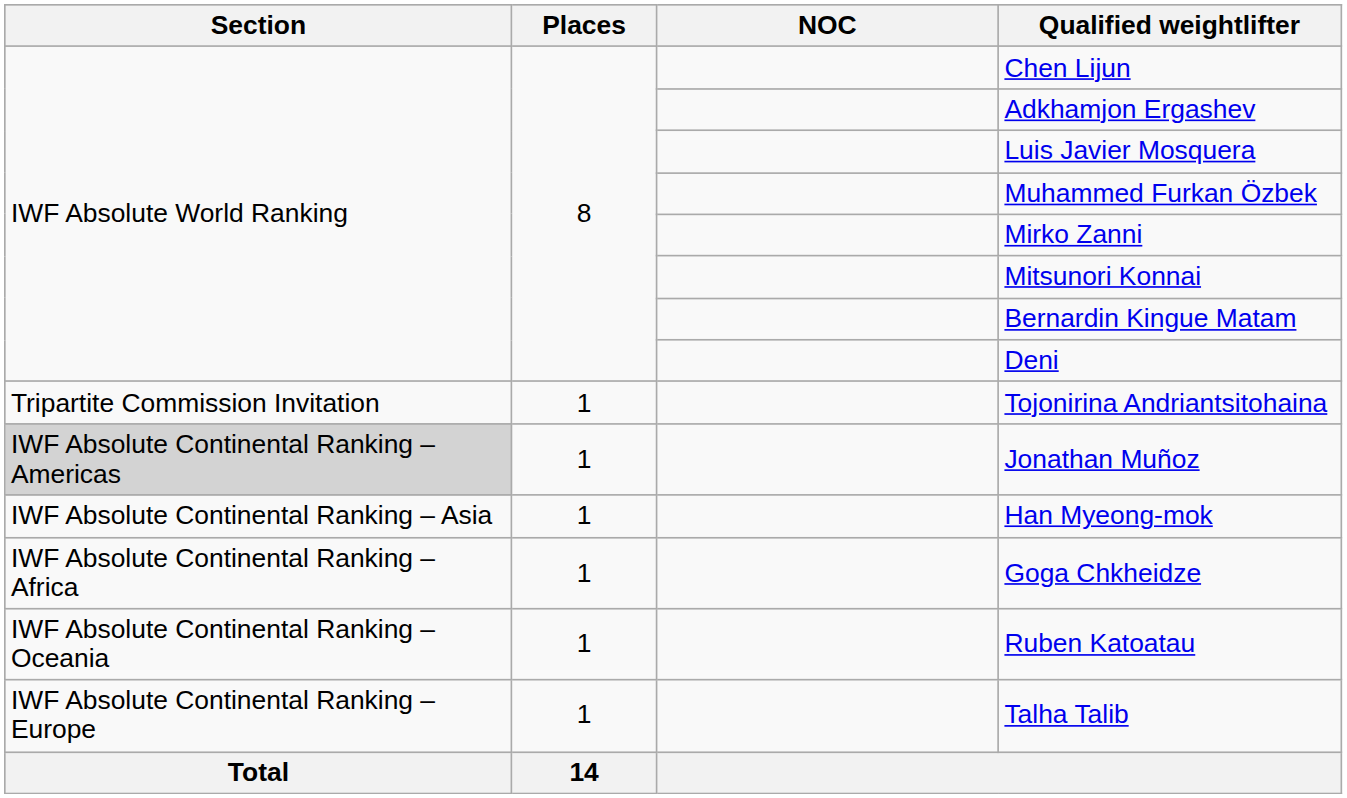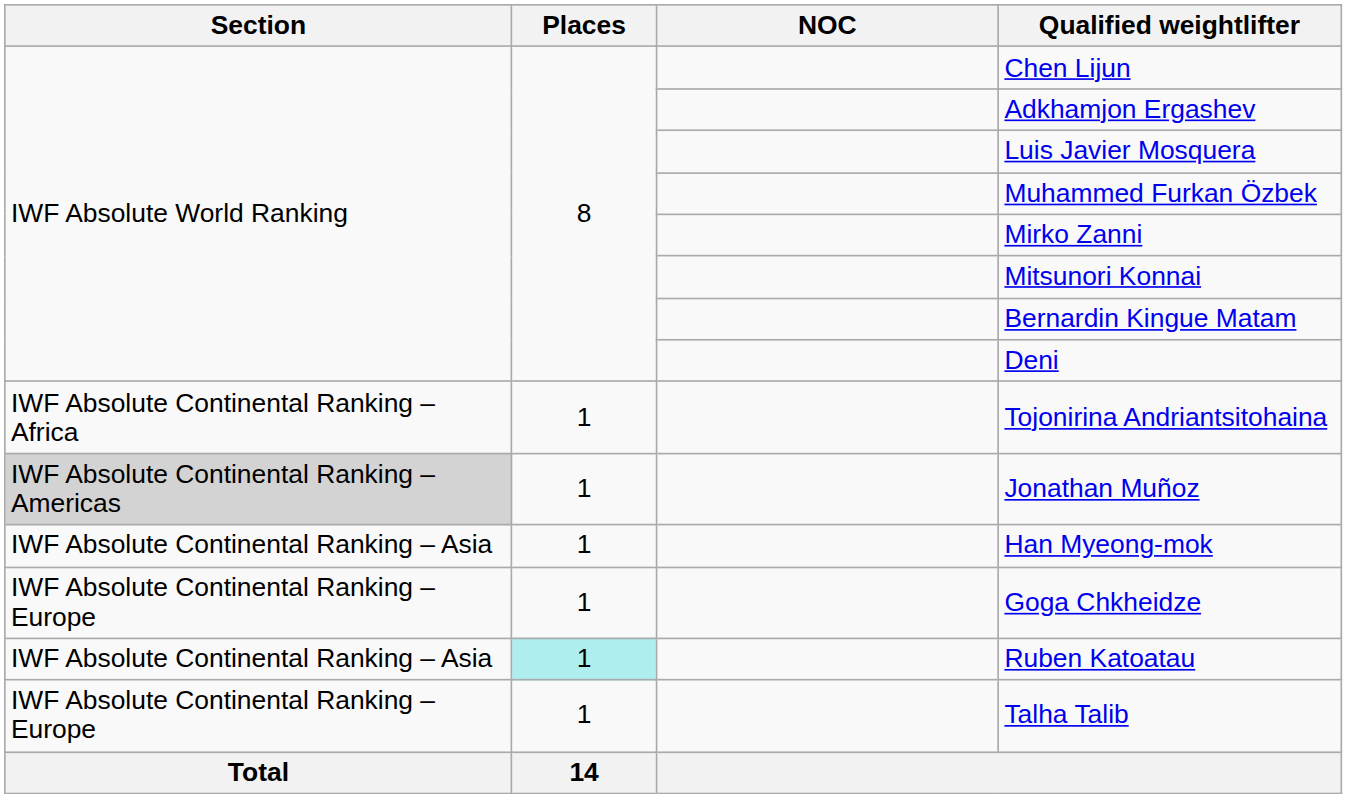(195, 402) Tripartite Commission Invitation -> (223, 417) IWF Absolute Continental Ranking – Africa
(223, 572) IWF Absolute Continental Ranking – Africa -> (223, 602) IWF Absolute Continental Ranking – Europe
(223, 643) IWF Absolute Continental Ranking – Oceania -> (252, 658) IWF Absolute Continental Ranking – Asia
(584, 643) no background -> (584, 658) paleturquoise background
